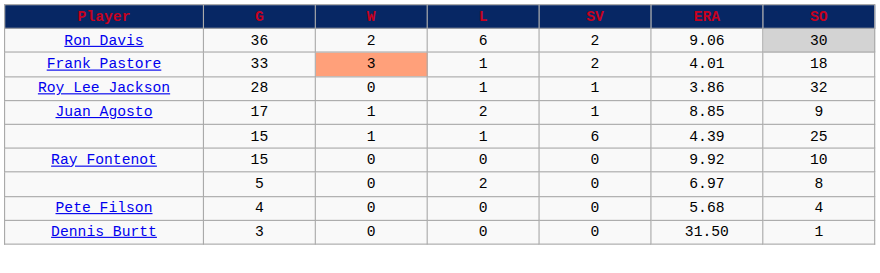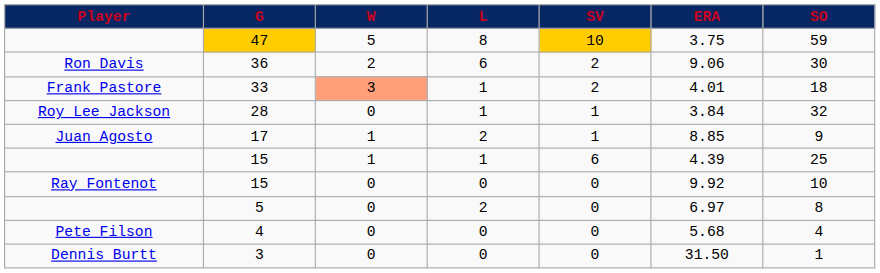+ row: (104, 40)
(819, 40) lightgrey background -> (819, 64) no background
(707, 88) 3.86 -> (707, 112) 3.84
